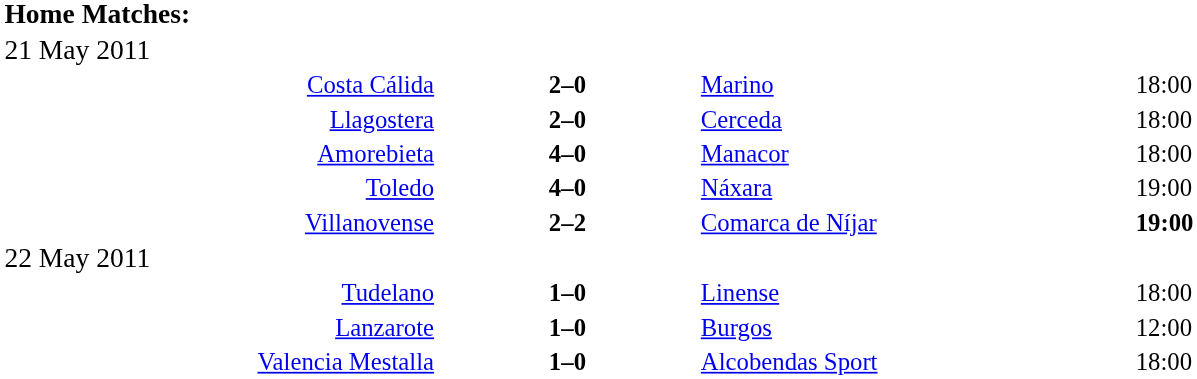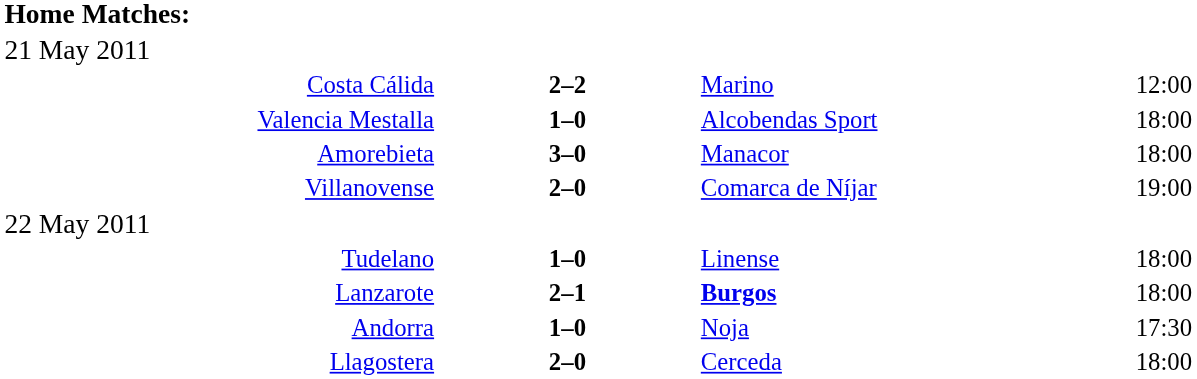(567, 85) 2–0 -> (567, 85) 2–2
(1164, 85) 18:00 -> (1164, 85) 12:00
rows swapped: (346, 362) <-> (382, 119)
(567, 153) 4–0 -> (567, 153) 3–0
- row: (400, 188)
(567, 222) 2–2 -> (567, 188) 2–0
(1165, 222) bold -> (1164, 188) normal
(567, 327) 1–0 -> (567, 293) 2–1
(736, 327) normal -> (739, 293) bold
(1164, 327) 12:00 -> (1164, 293) 18:00
+ row: (393, 327)
